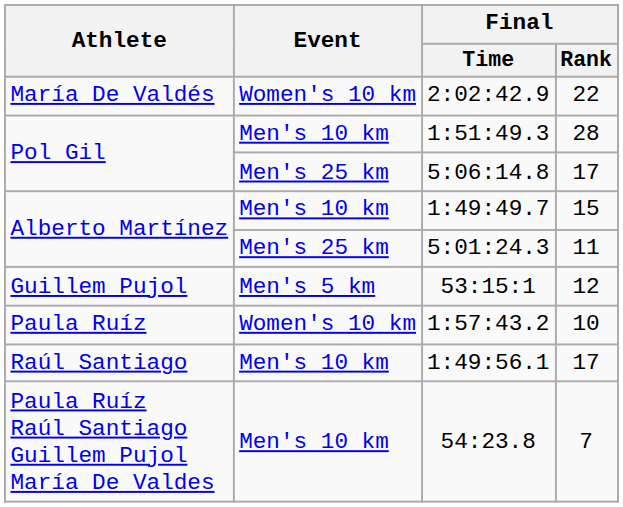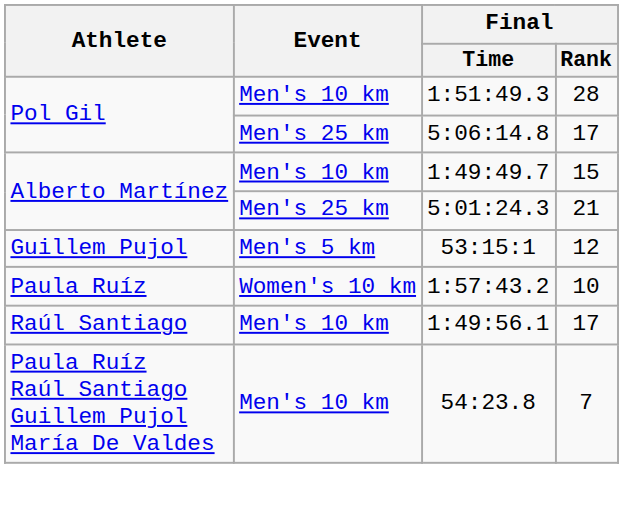- row: (488, 96)
(586, 248) 11 -> (586, 210) 21
